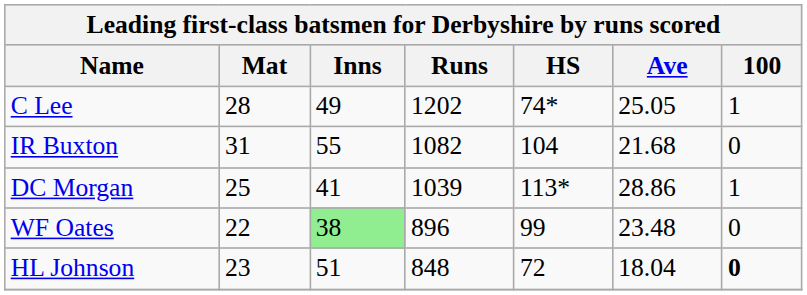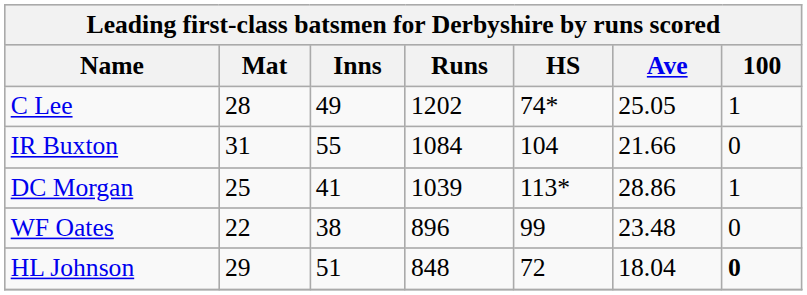(437, 146) 1082 -> (437, 146) 1084
(647, 146) 21.68 -> (647, 146) 21.66
(329, 227) lightgreen background -> (329, 227) no background
(238, 268) 23 -> (238, 268) 29
